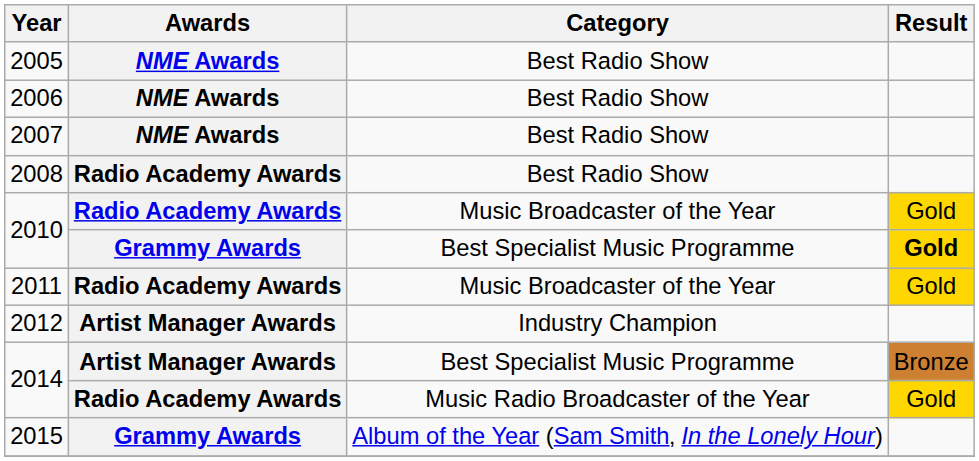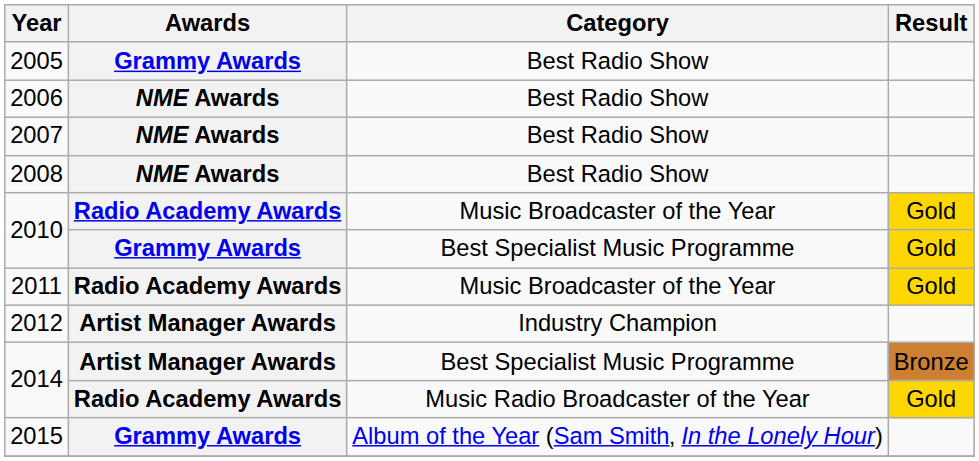(208, 60) NME Awards -> (208, 60) Grammy Awards
(208, 173) Radio Academy Awards -> (208, 173) NME Awards
(931, 248) bold -> (931, 248) normal
